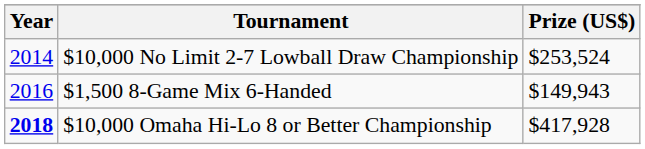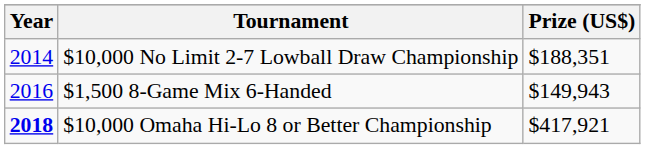(569, 56) $253,524 -> (569, 56) $188,351
(569, 125) $417,928 -> (569, 125) $417,921
